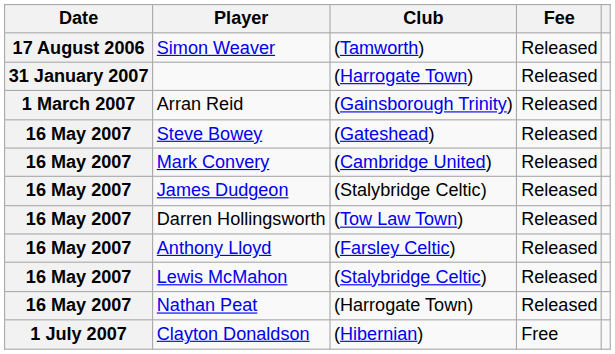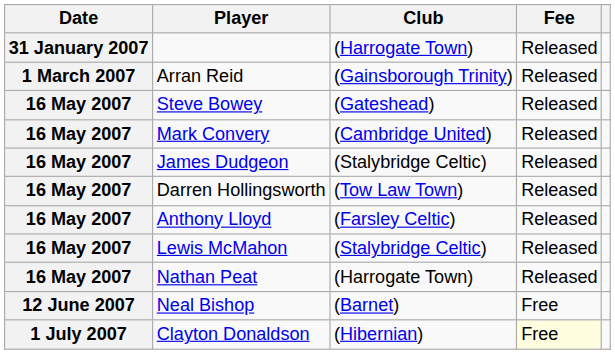- row: (216, 47)
+ row: (206, 305)
(540, 334) no background -> (540, 334) lightyellow background
